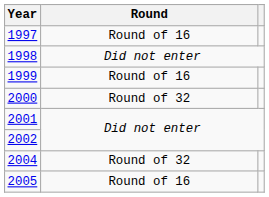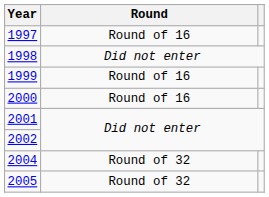(149, 98) Round of 32 -> (149, 98) Round of 16
(149, 181) Round of 16 -> (149, 181) Round of 32
